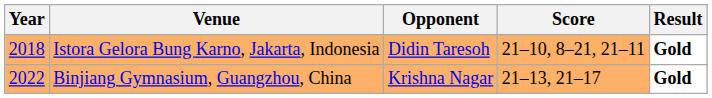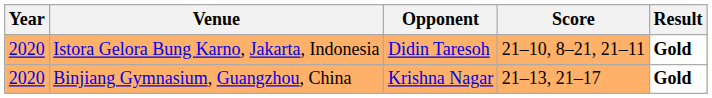(27, 49) 2018 -> (27, 49) 2020
(27, 79) 2022 -> (27, 79) 2020
